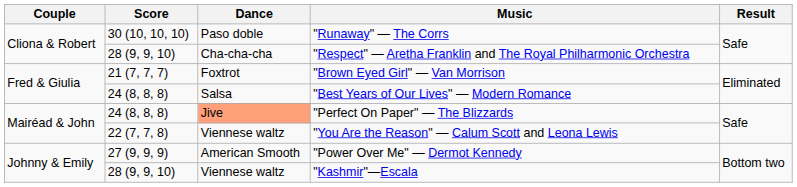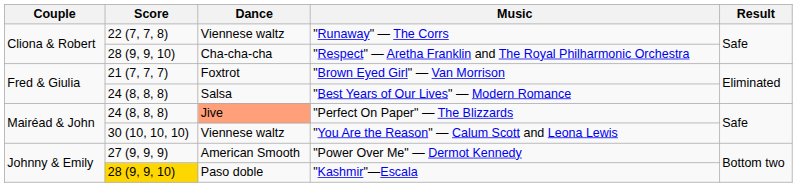(148, 34) 30 (10, 10, 10) -> (138, 34) 22 (7, 7, 8)
(232, 34) Paso doble -> (243, 34) Viennese waltz
(138, 133) 22 (7, 7, 8) -> (148, 133) 30 (10, 10, 10)
(141, 172) no background -> (141, 172) gold background
(243, 172) Viennese waltz -> (232, 172) Paso doble
